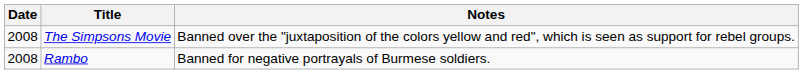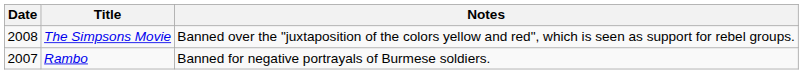(23, 58) 2008 -> (23, 58) 2007
